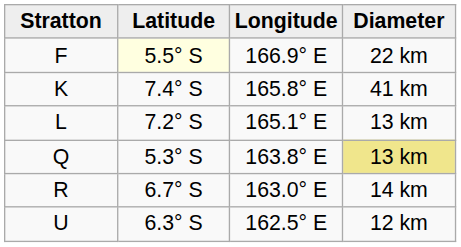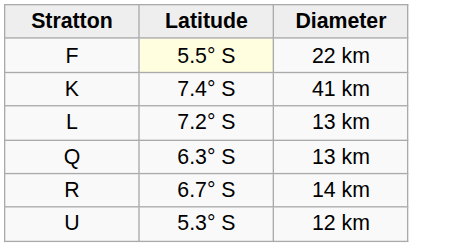- column: (286, 21)
(174, 156) 5.3° S -> (206, 156) 6.3° S
(399, 156) khaki background -> (341, 156) no background
(174, 223) 6.3° S -> (206, 223) 5.3° S
